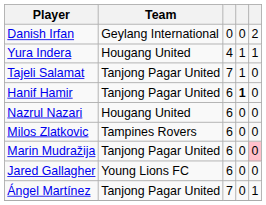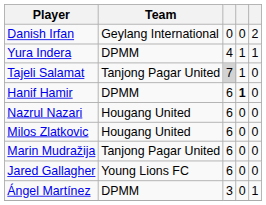(146, 54) Hougang United -> (120, 54) DPMM
(229, 73) no background -> (229, 73) lightgrey background
(161, 93) Tanjong Pagar United -> (120, 93) DPMM
(149, 132) Tampines Rovers -> (146, 132) Hougang United
(255, 152) pink background -> (255, 152) no background
(161, 191) Tanjong Pagar United -> (120, 191) DPMM
(229, 191) 7 -> (229, 191) 3
